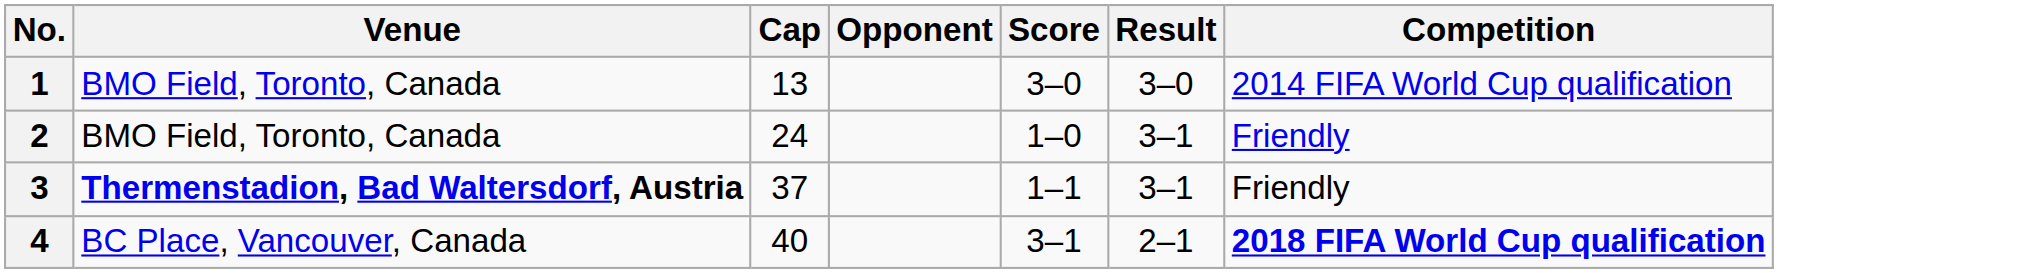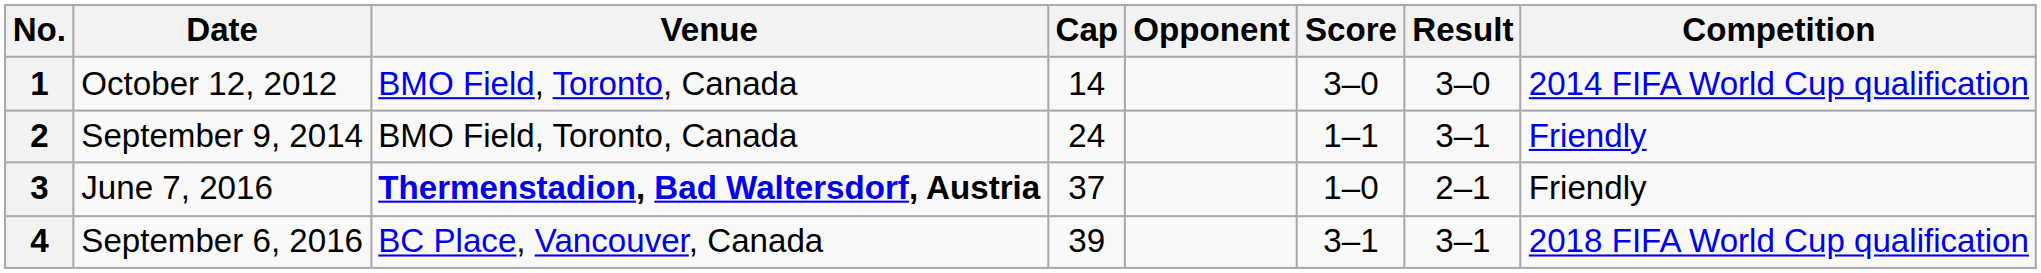+ column: (222, 30)
(790, 83) 13 -> (1087, 83) 14
(1054, 135) 1–0 -> (1351, 135) 1–1
(1054, 188) 1–1 -> (1351, 188) 1–0
(1166, 188) 3–1 -> (1463, 188) 2–1
(790, 240) 40 -> (1087, 240) 39
(1166, 240) 2–1 -> (1463, 240) 3–1
(1499, 240) bold -> (1779, 240) normal
